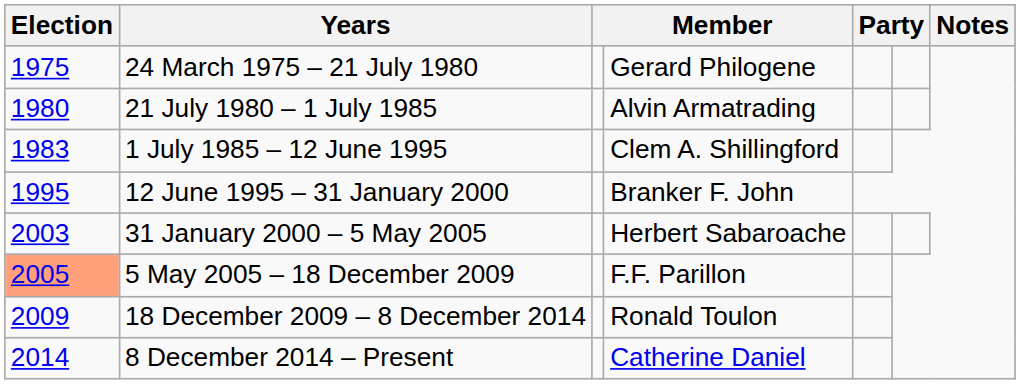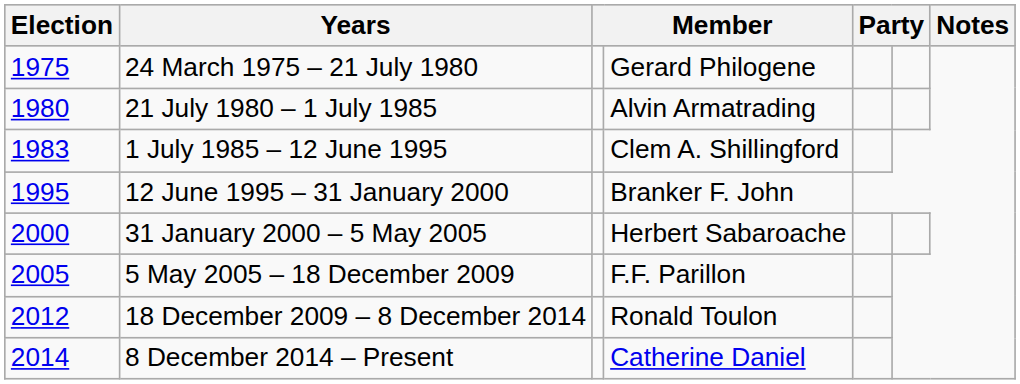(40, 233) 2003 -> (40, 233) 2000
(40, 274) lightsalmon background -> (40, 274) no background
(40, 316) 2009 -> (40, 316) 2012
